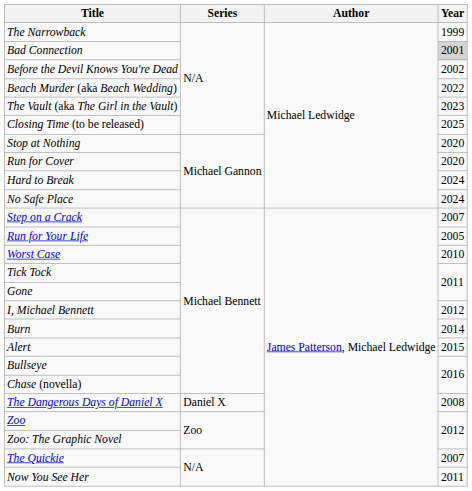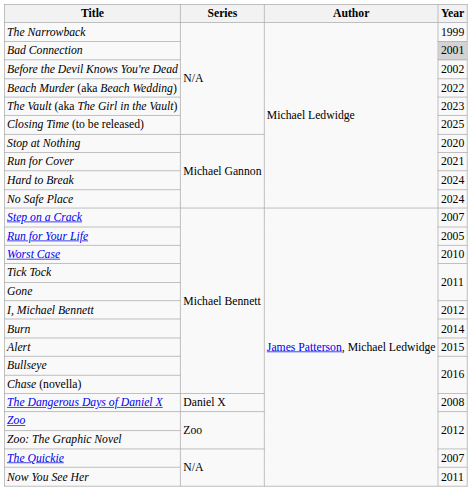(453, 161) 2020 -> (453, 161) 2021
